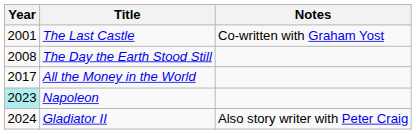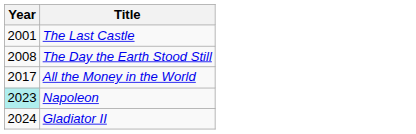- column: (313, 14)
